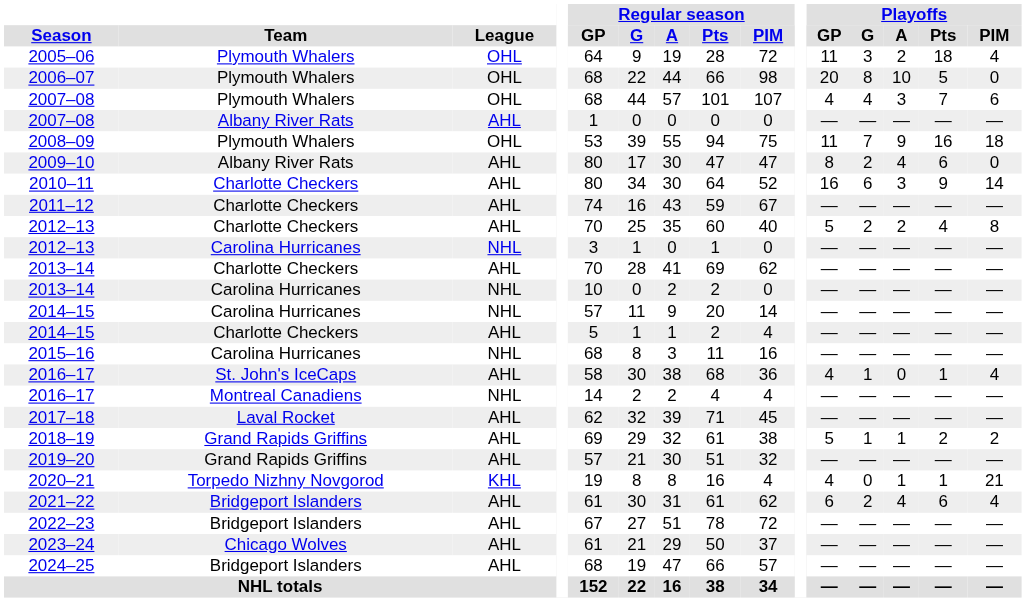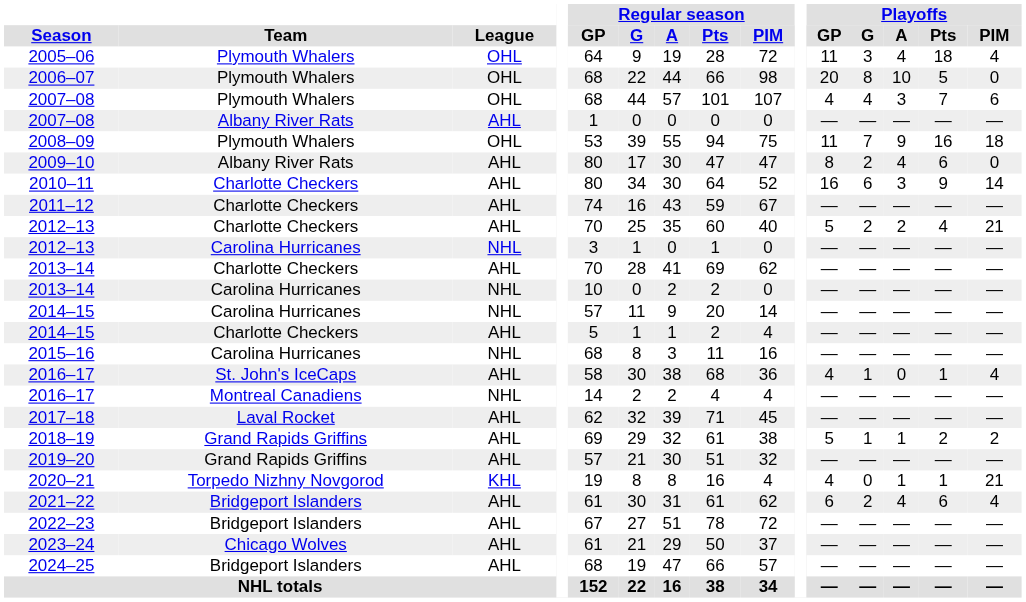(901, 56) 2 -> (901, 56) 4
(994, 226) 8 -> (994, 226) 21
